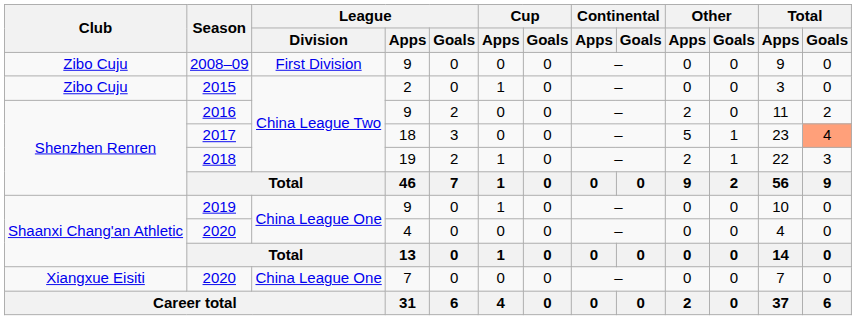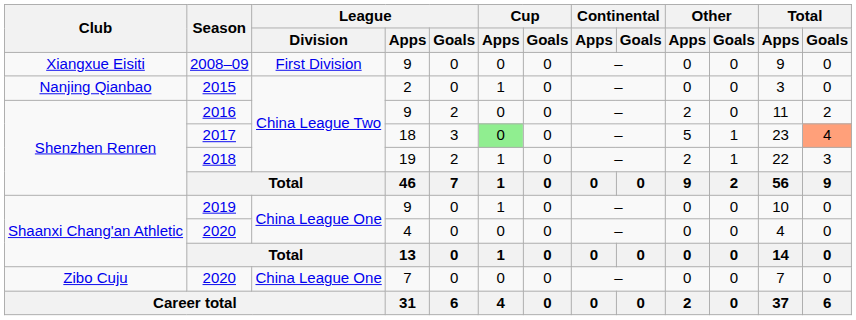(95, 64) Zibo Cuju -> (95, 64) Xiangxue Eisiti
(95, 87) Zibo Cuju -> (95, 87) Nanjing Qianbao
(501, 135) no background -> (501, 135) lightgreen background
(95, 278) Xiangxue Eisiti -> (95, 278) Zibo Cuju
